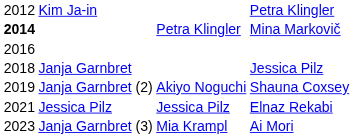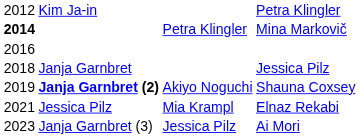(96, 88) normal -> (99, 88) bold
(193, 107) Jessica Pilz -> (198, 107) Mia Krampl
(192, 126) Mia Krampl -> (199, 126) Jessica Pilz
